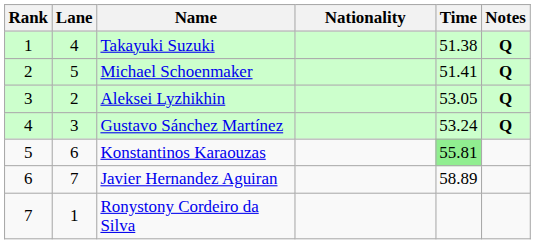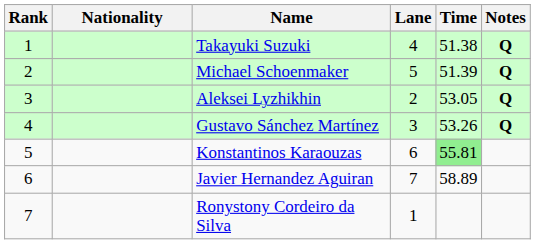columns swapped: (74, 17) <-> (365, 17)
(458, 71) 51.41 -> (458, 71) 51.39
(458, 125) 53.24 -> (458, 125) 53.26
